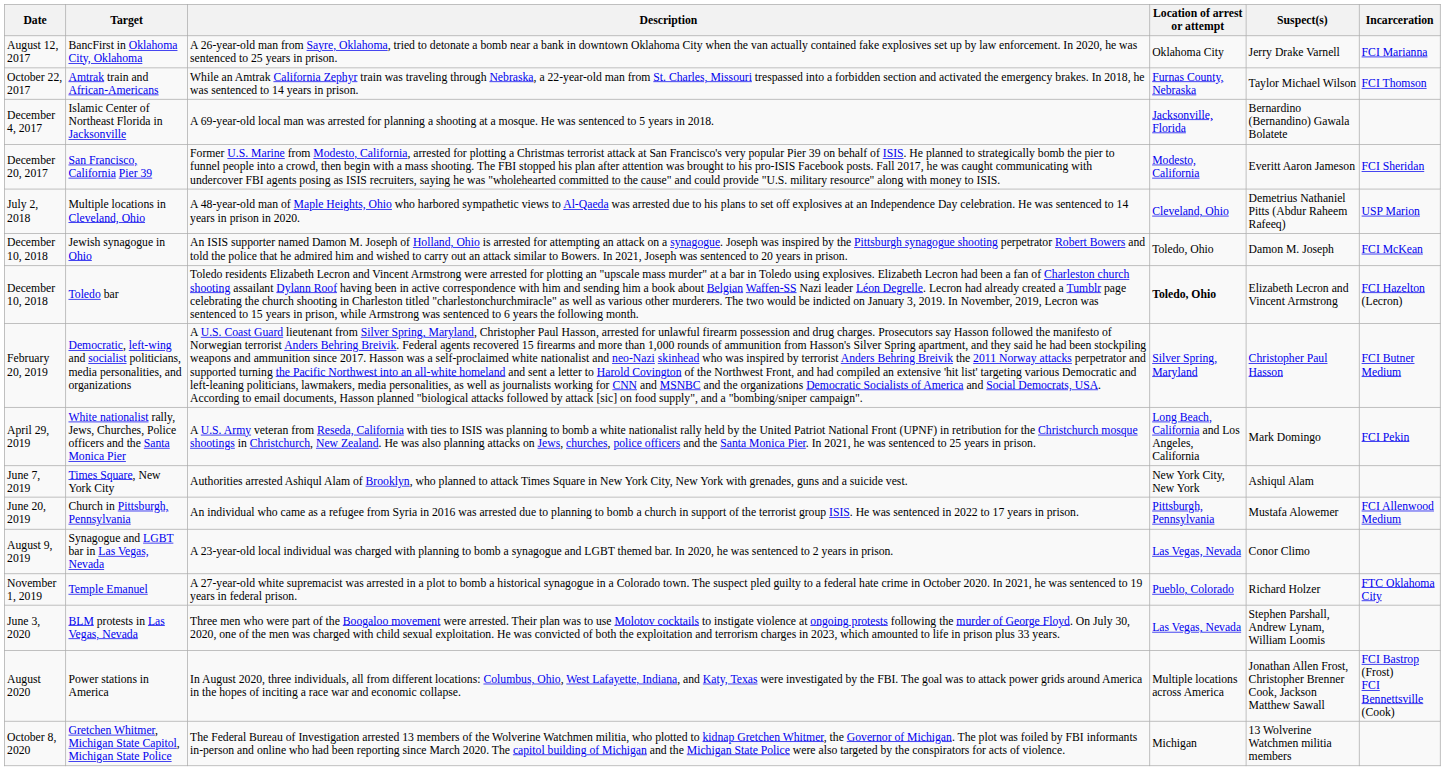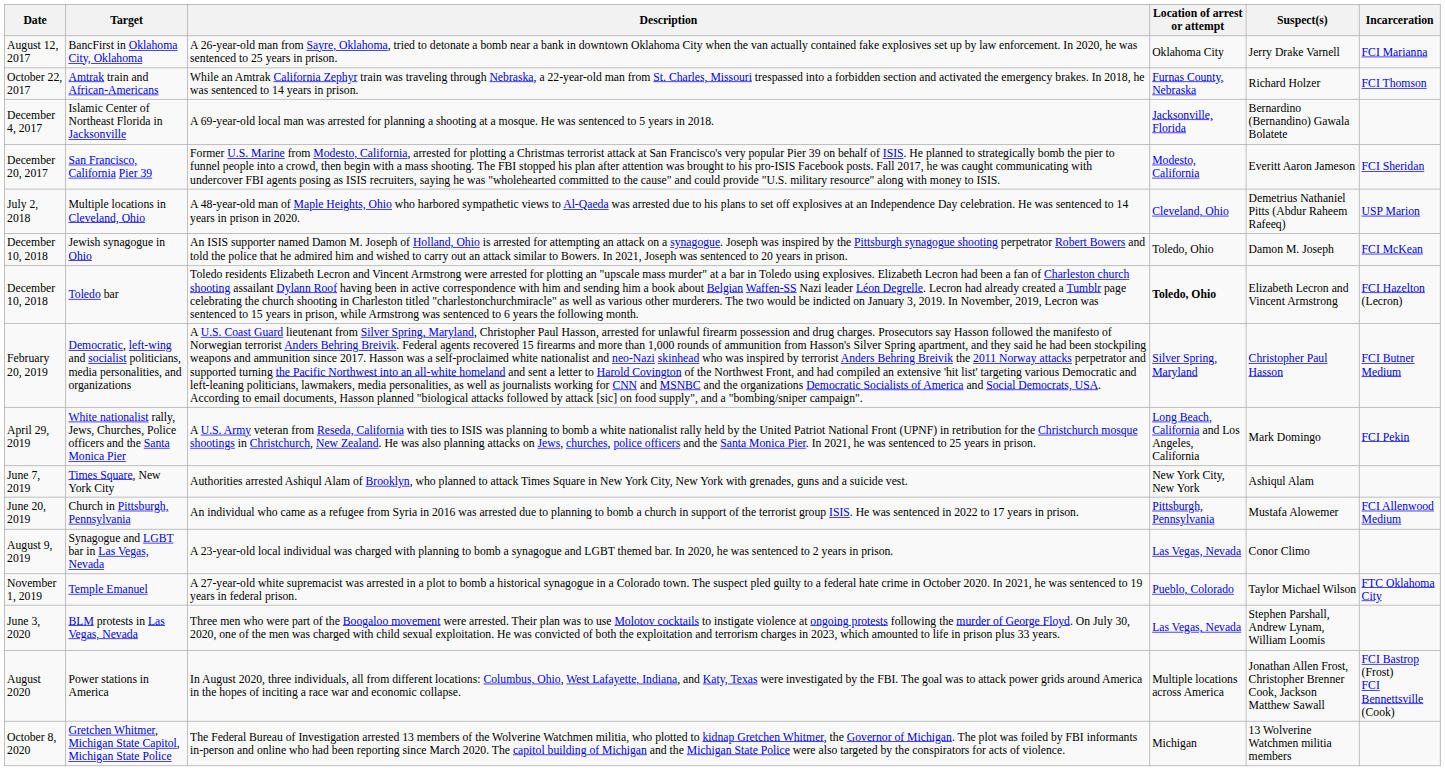(1302, 83) Taylor Michael Wilson -> (1284, 83) Richard Holzer
(1284, 589) Richard Holzer -> (1302, 589) Taylor Michael Wilson
